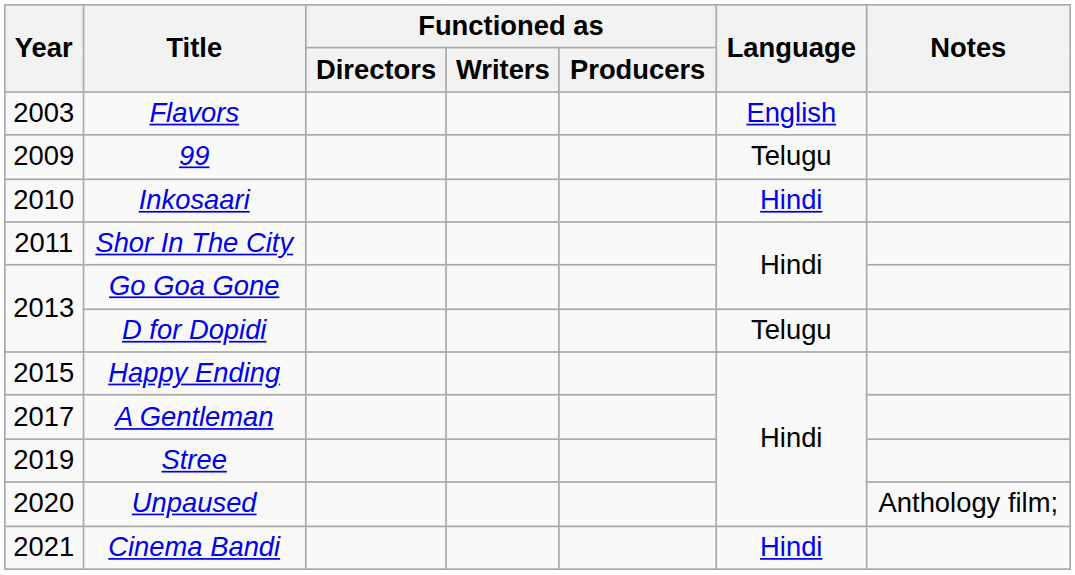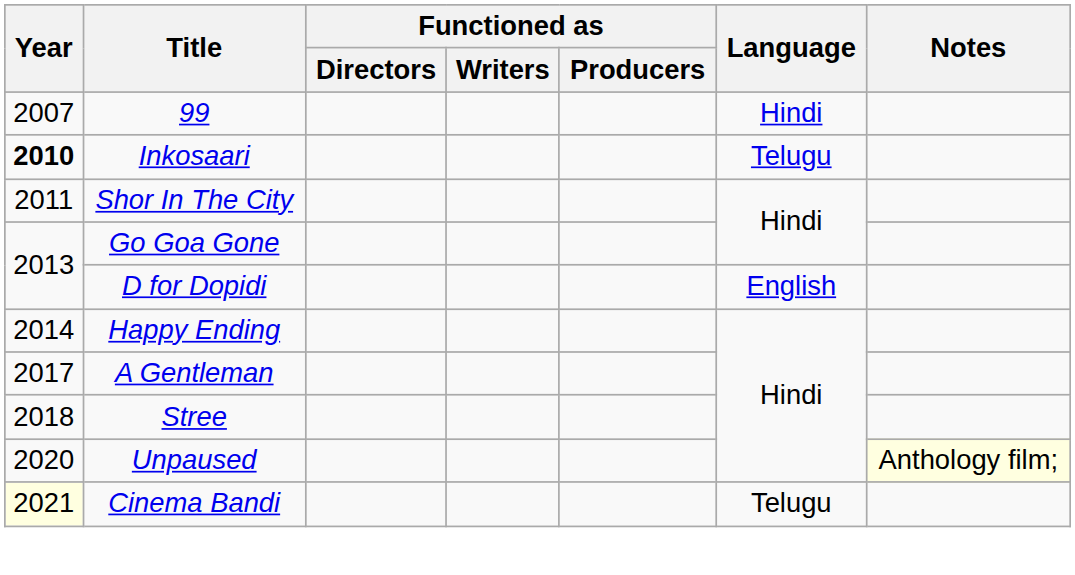- row: (194, 112)
(44, 156) 2009 -> (44, 112) 2007
(791, 156) Telugu -> (791, 112) Hindi
(44, 199) normal -> (44, 156) bold
(791, 199) Hindi -> (791, 156) Telugu
(791, 329) Telugu -> (791, 286) English
(44, 373) 2015 -> (44, 329) 2014
(44, 460) 2019 -> (44, 416) 2018
(968, 503) no background -> (968, 460) lightyellow background
(44, 546) no background -> (44, 503) lightyellow background
(791, 546) Hindi -> (791, 503) Telugu
